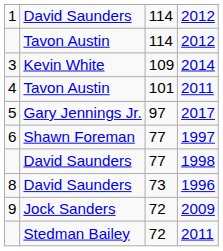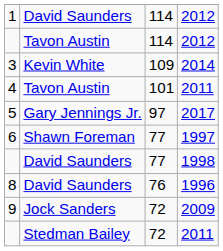(157, 185) 73 -> (157, 185) 76
